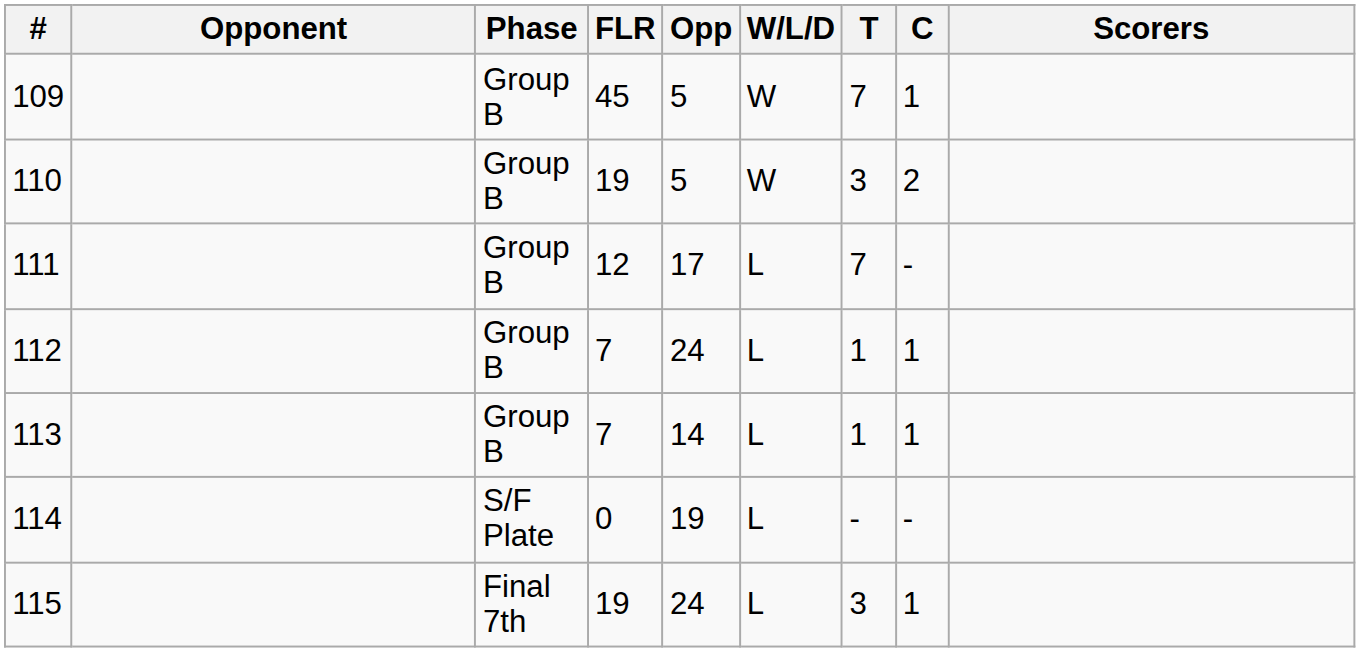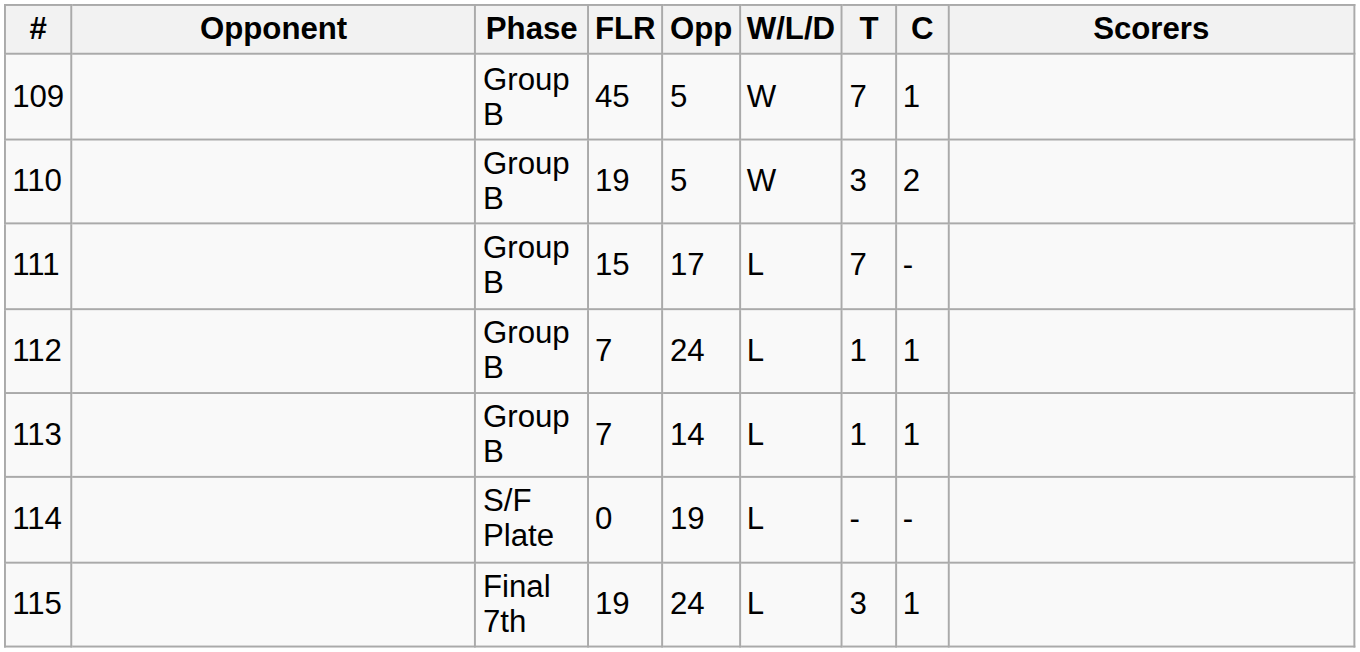(612, 265) 12 -> (612, 265) 15
